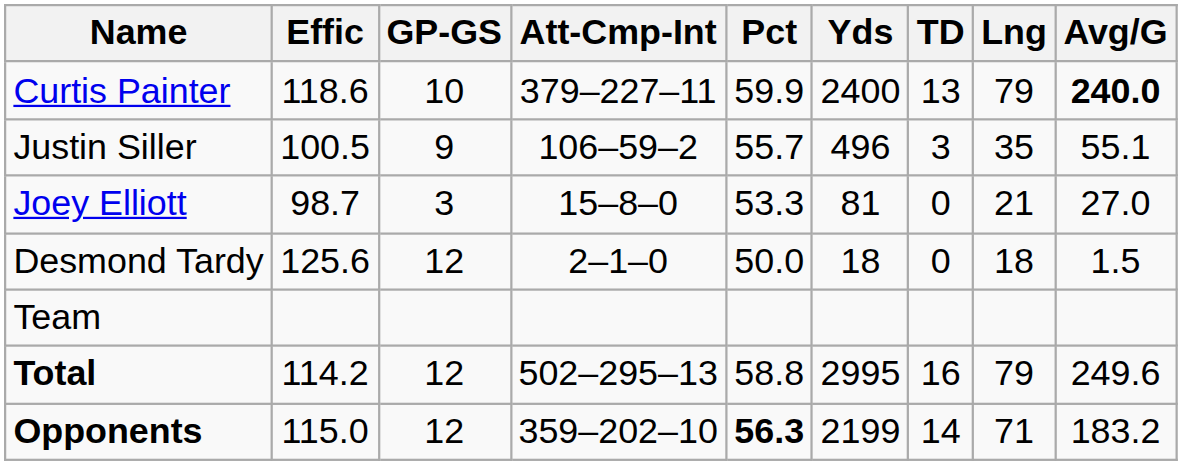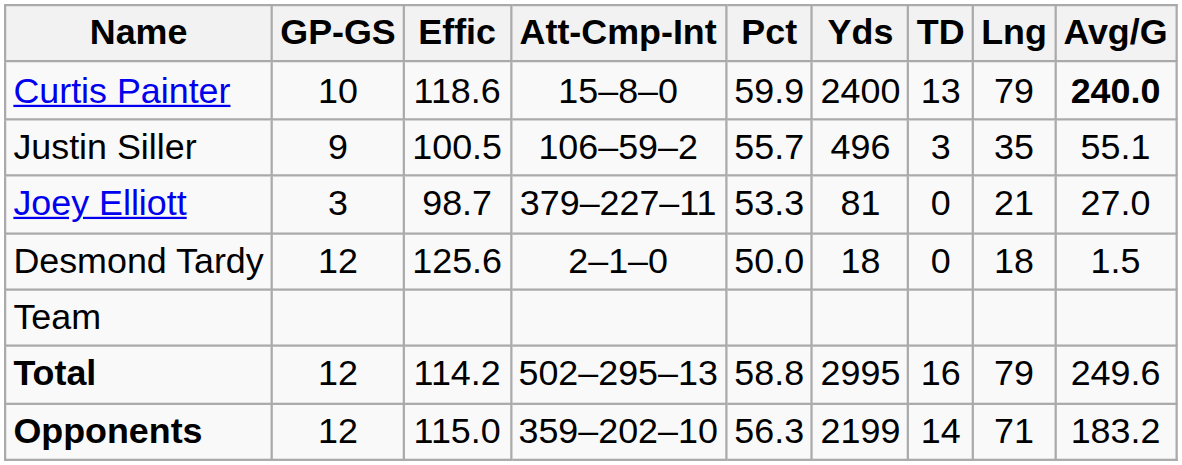columns swapped: (444, 32) <-> (325, 32)
(618, 89) 379–227–11 -> (618, 89) 15–8–0
(618, 203) 15–8–0 -> (618, 203) 379–227–11
(769, 430) bold -> (769, 430) normal
